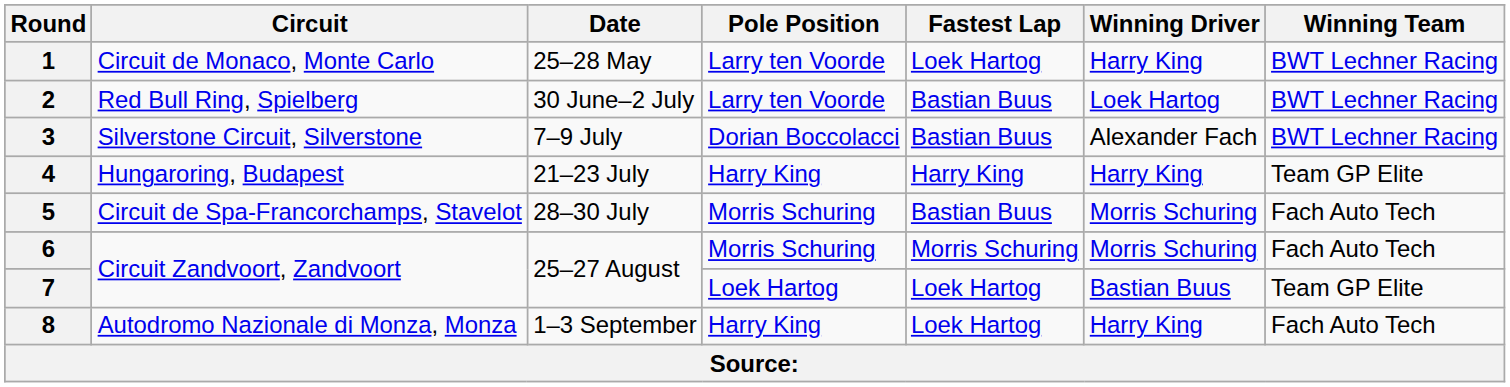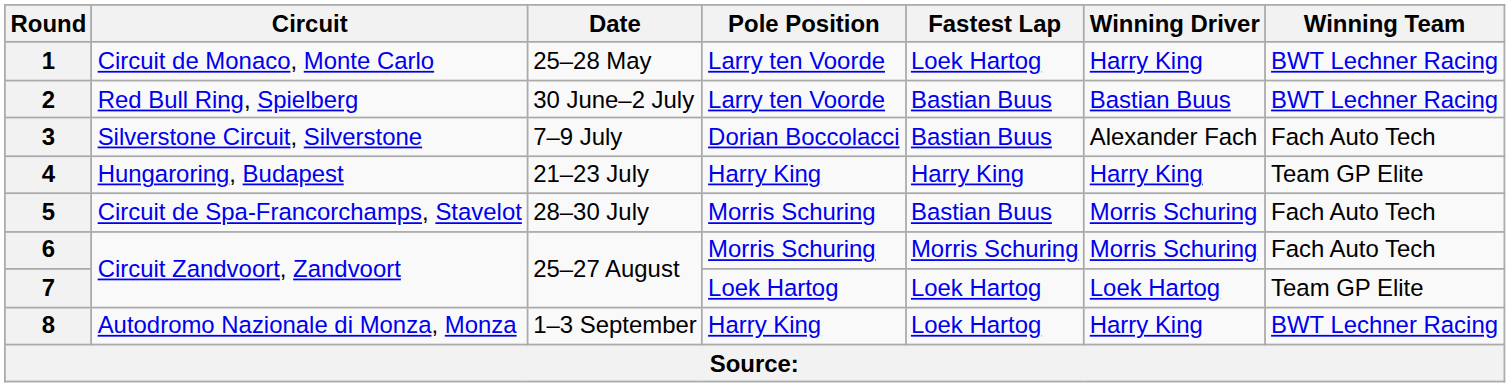(1155, 99) Loek Hartog -> (1160, 99) Bastian Buus
(1385, 137) BWT Lechner Racing -> (1353, 137) Fach Auto Tech
(1160, 287) Bastian Buus -> (1155, 287) Loek Hartog
(1353, 325) Fach Auto Tech -> (1385, 325) BWT Lechner Racing
